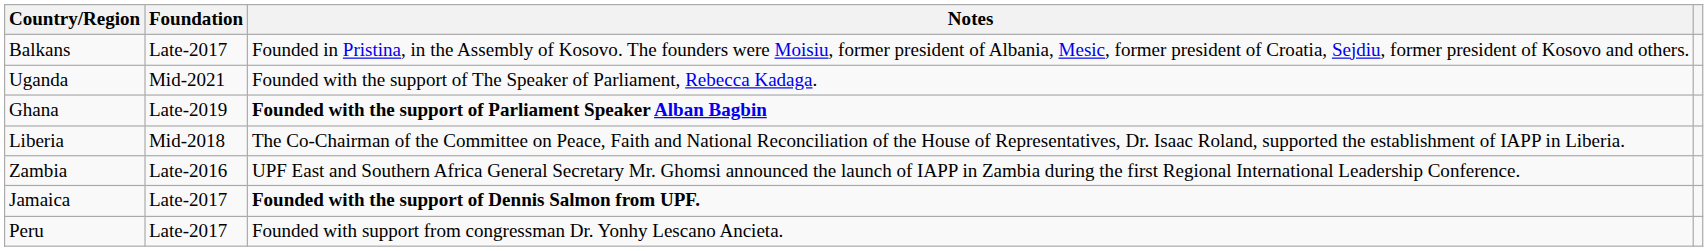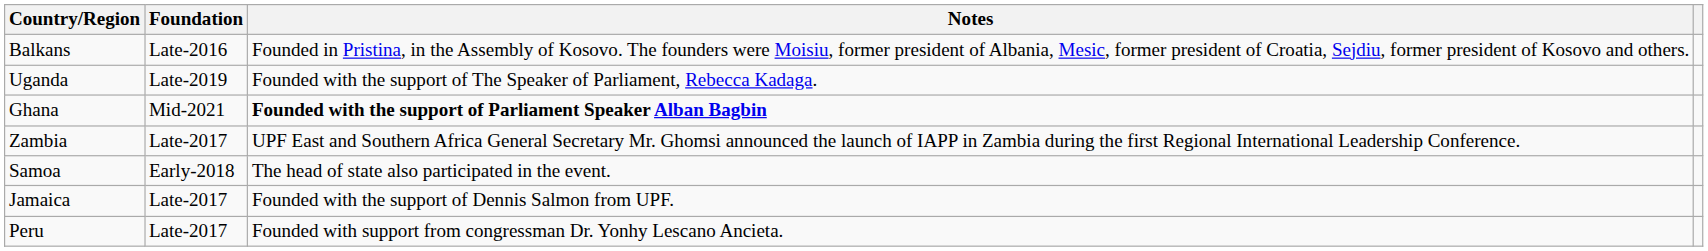(188, 49) Late-2017 -> (188, 49) Late-2016
(187, 79) Mid-2021 -> (188, 79) Late-2019
(188, 110) Late-2019 -> (187, 110) Mid-2021
- row: (36, 140)
(188, 170) Late-2016 -> (188, 140) Late-2017
+ row: (35, 170)
(476, 200) bold -> (463, 200) normal
